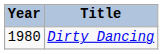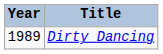(24, 38) 1980 -> (24, 38) 1989
